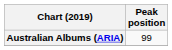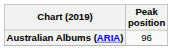(147, 38) 99 -> (147, 38) 96
